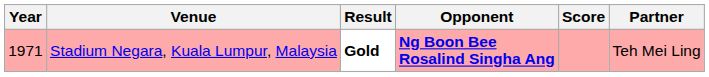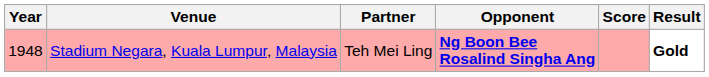columns swapped: (657, 17) <-> (368, 17)
(25, 50) 1971 -> (25, 50) 1948
